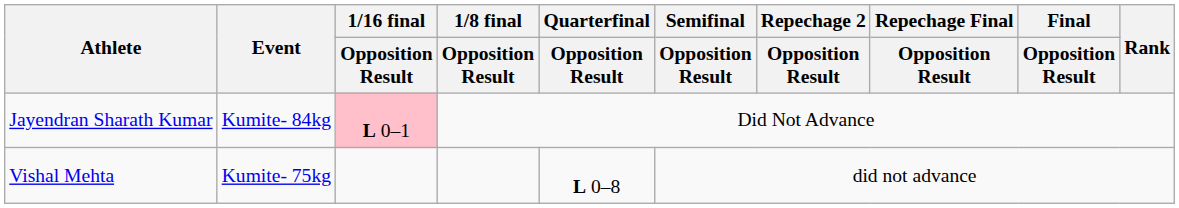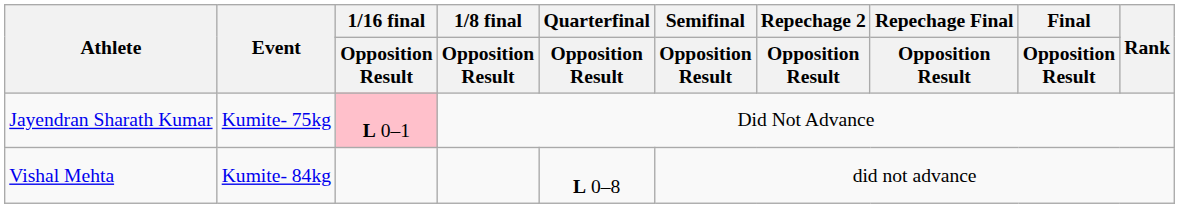(276, 120) Kumite- 84kg -> (276, 120) Kumite- 75kg
(276, 175) Kumite- 75kg -> (276, 175) Kumite- 84kg
